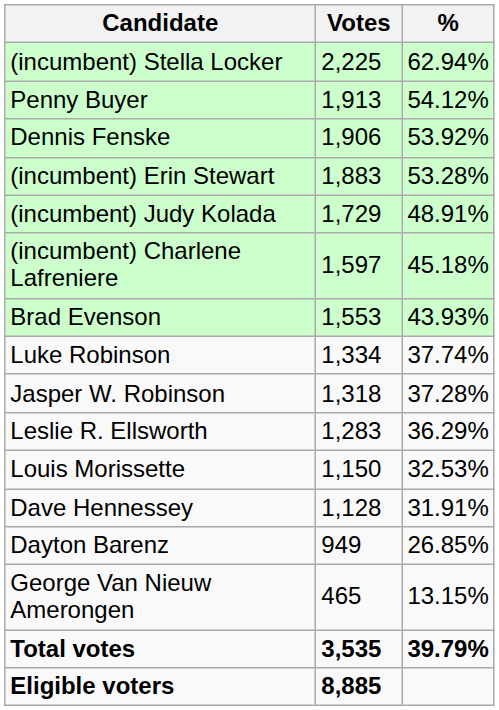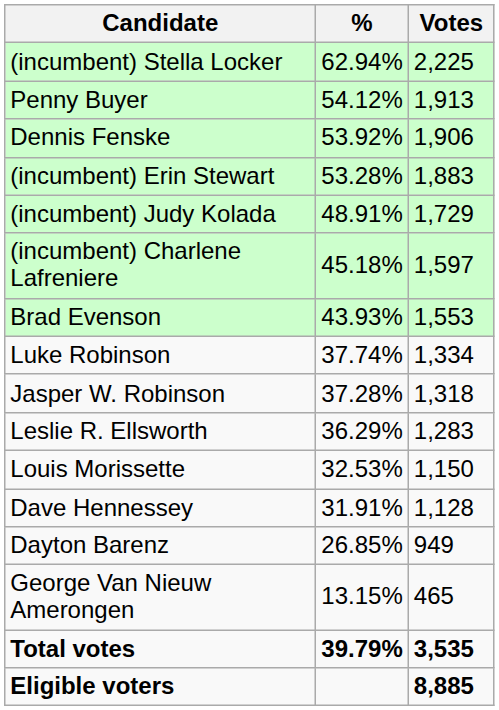columns swapped: (359, 23) <-> (448, 23)
